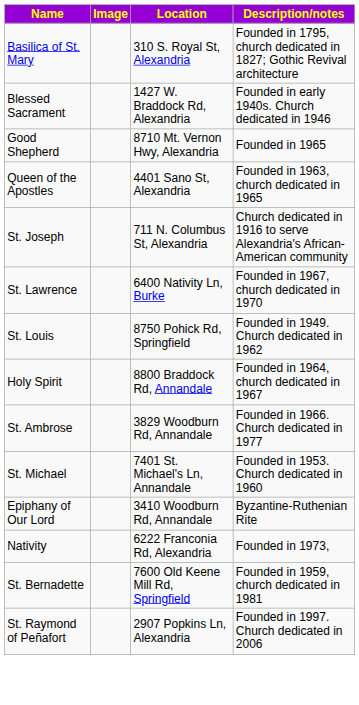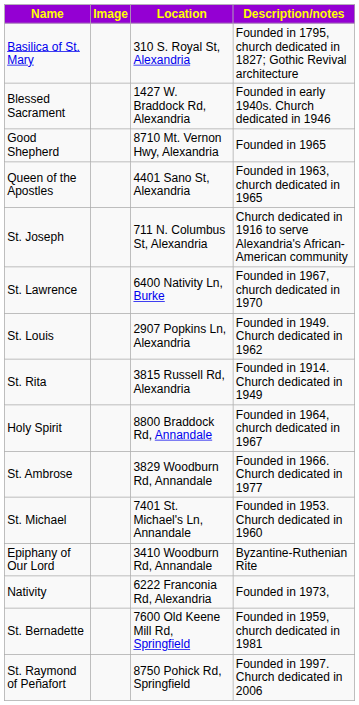(177, 336) 8750 Pohick Rd, Springfield -> (180, 336) 2907 Popkins Ln, Alexandria
+ row: (27, 382)
(180, 631) 2907 Popkins Ln, Alexandria -> (177, 677) 8750 Pohick Rd, Springfield
